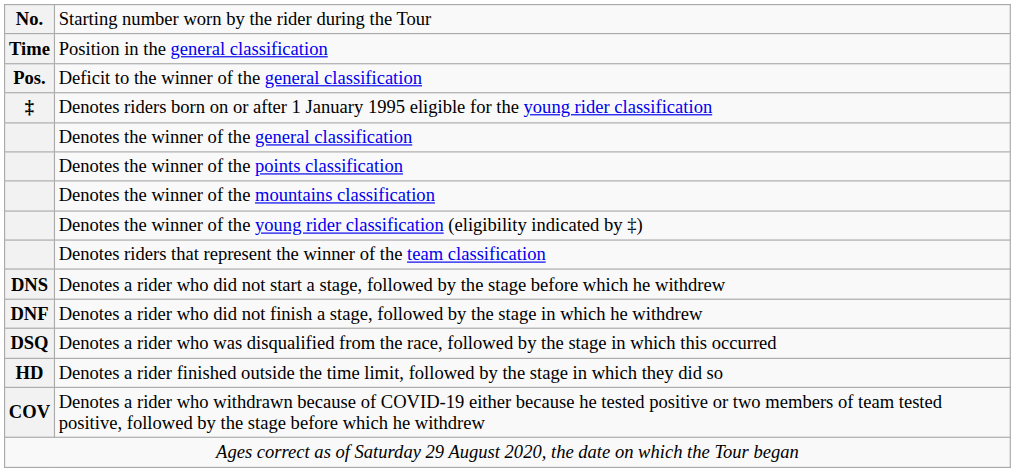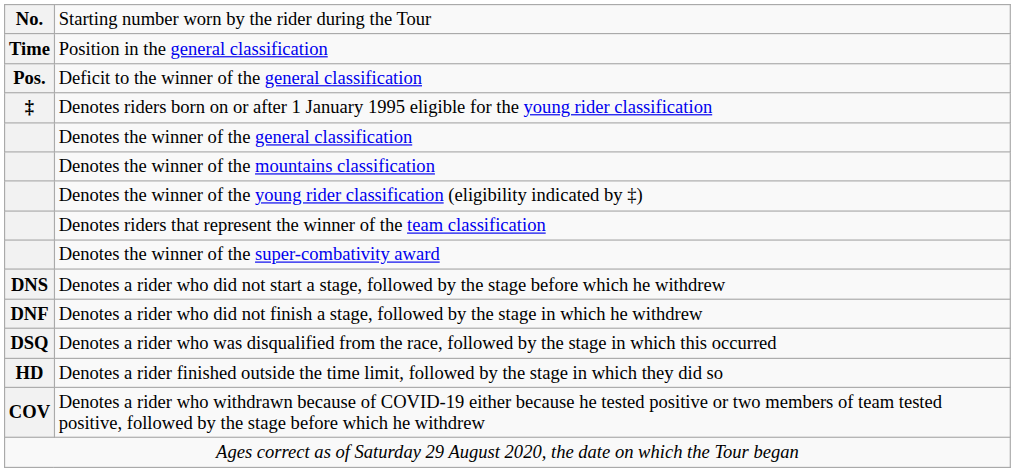- row: (231, 166)
+ row: (249, 254)
